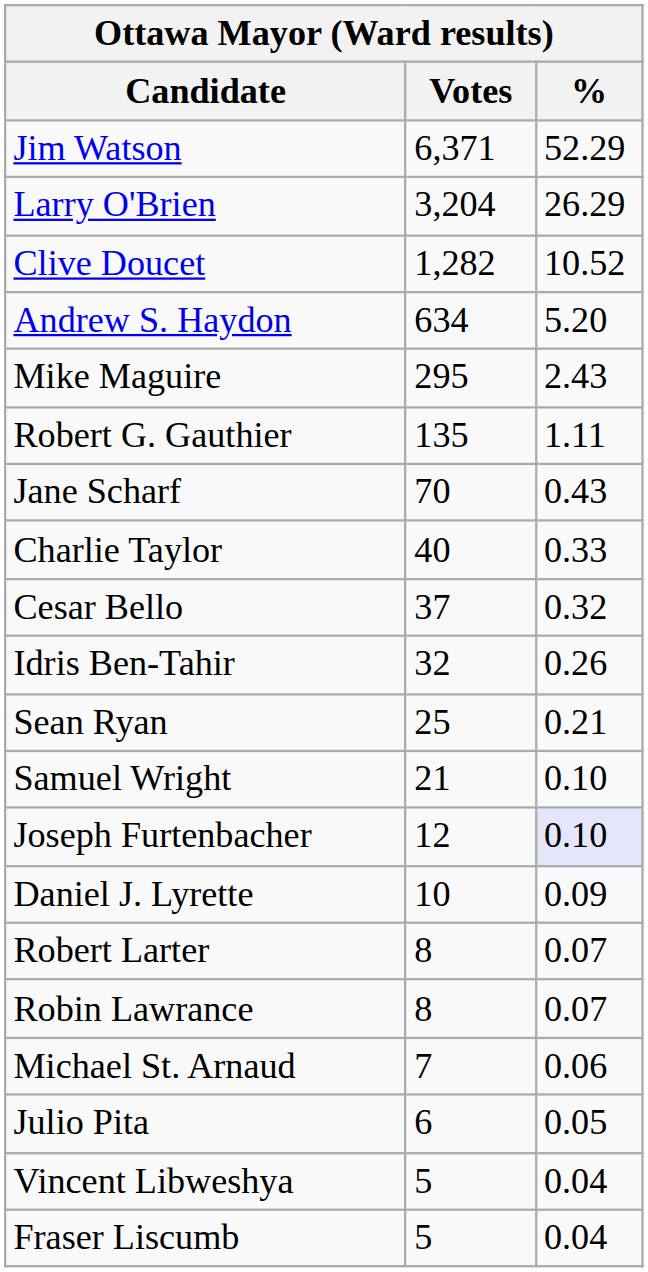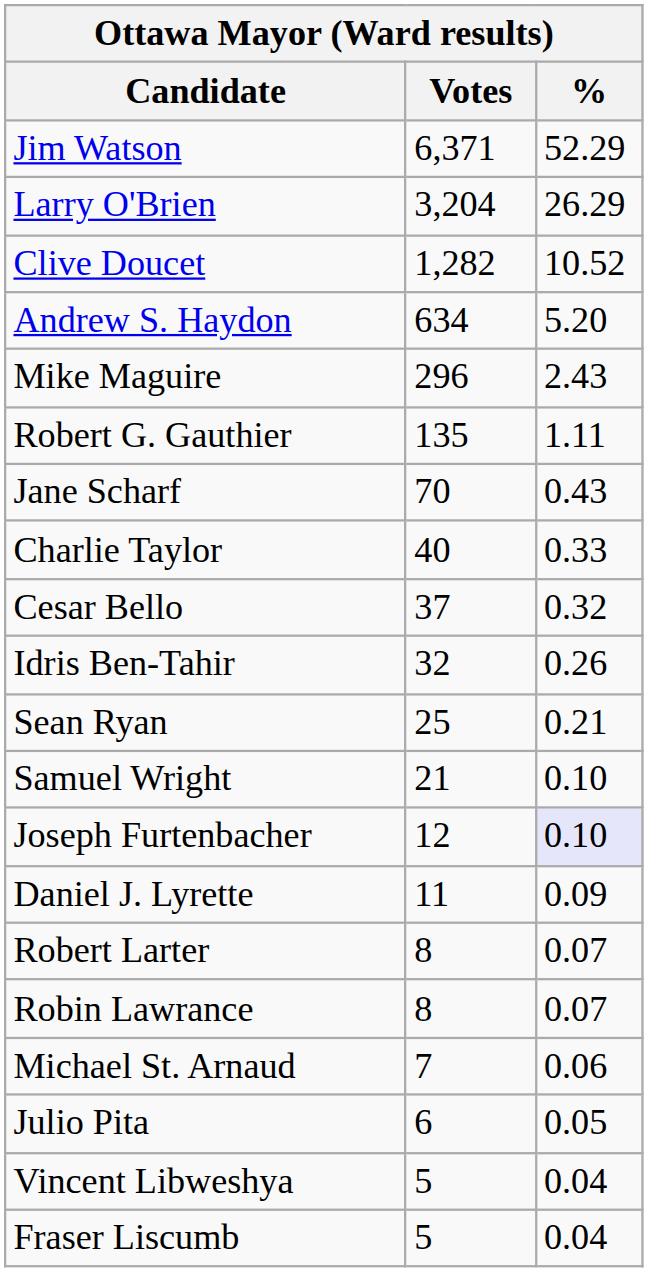(441, 377) 295 -> (441, 377) 296
(432, 893) 10 -> (432, 893) 11
